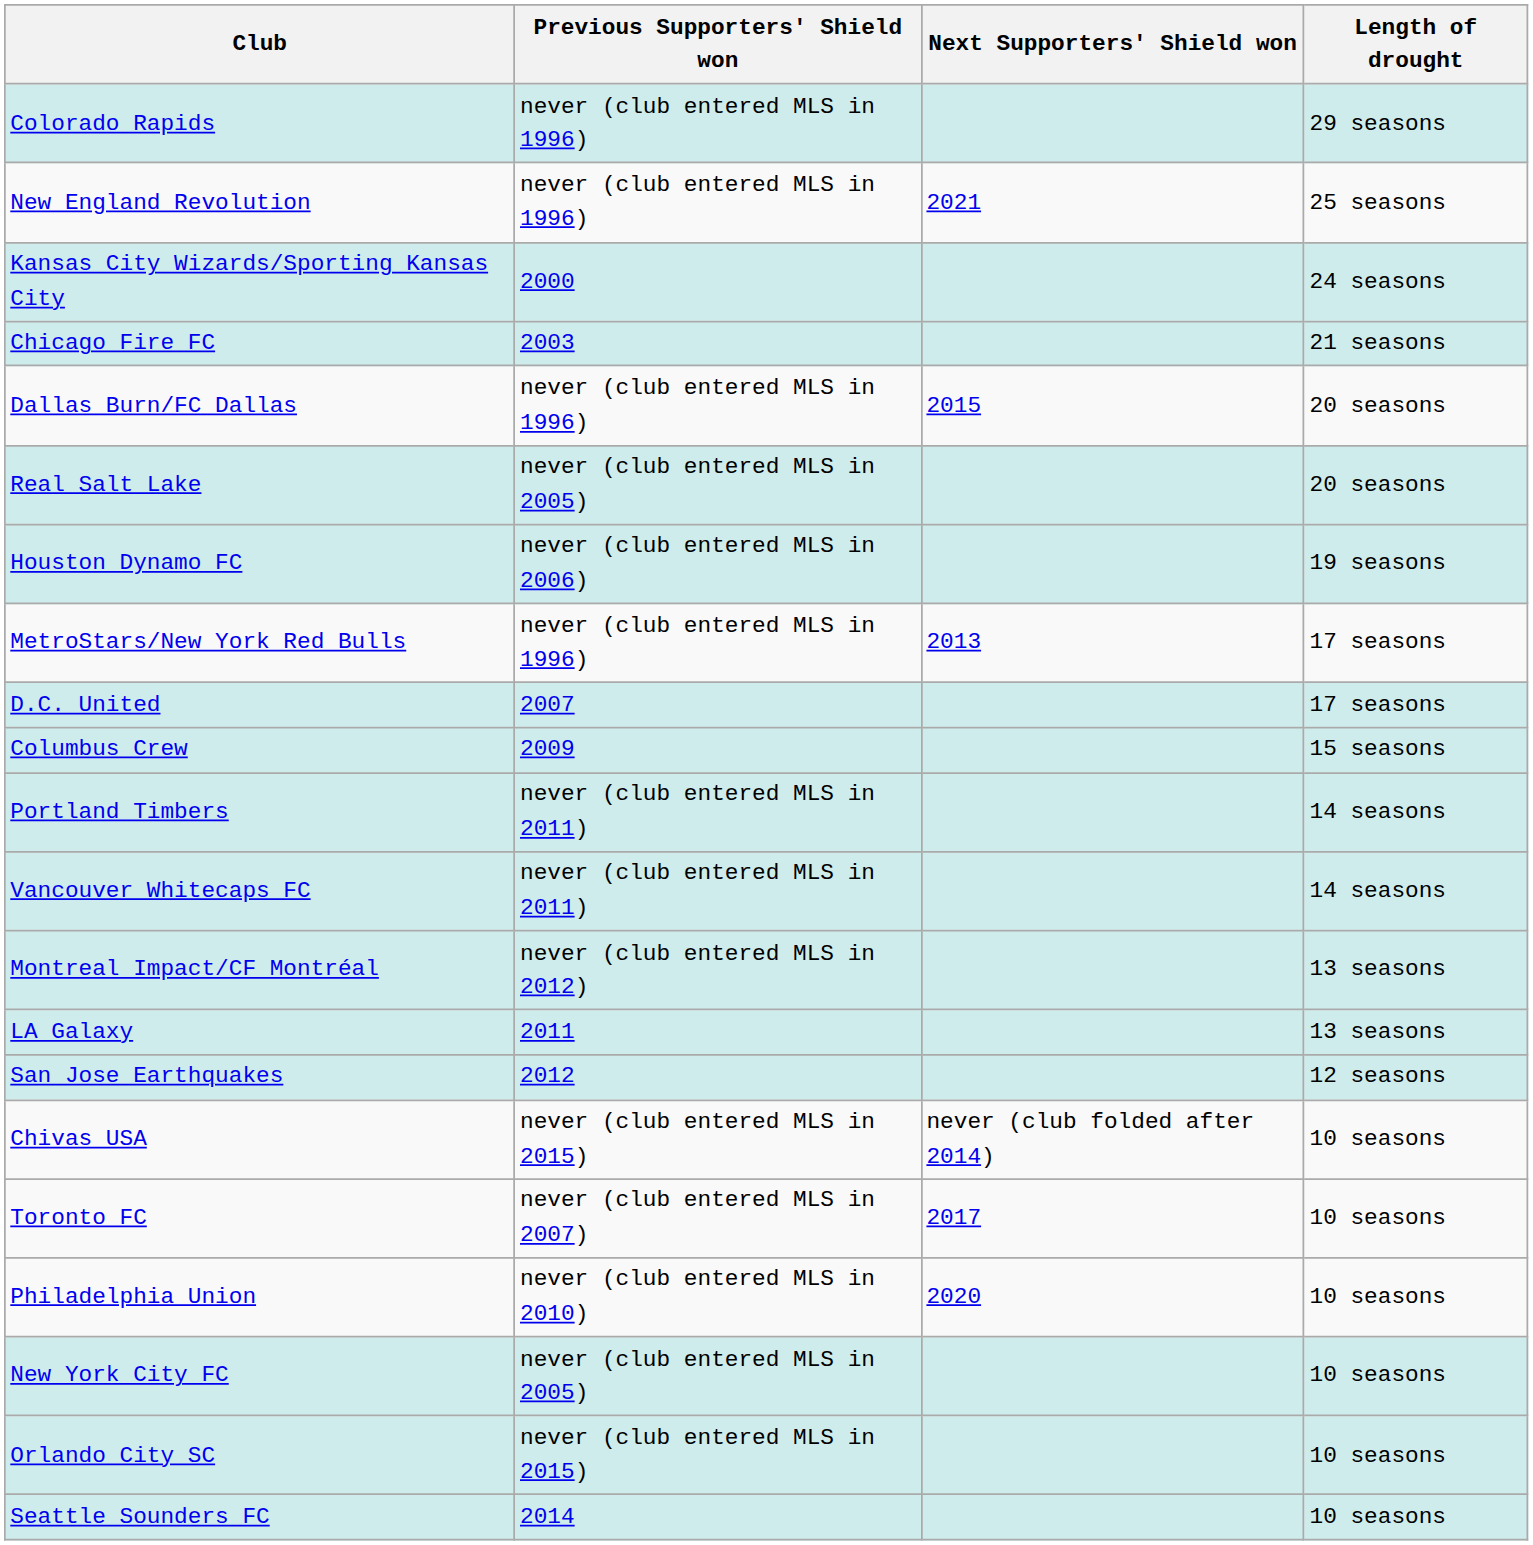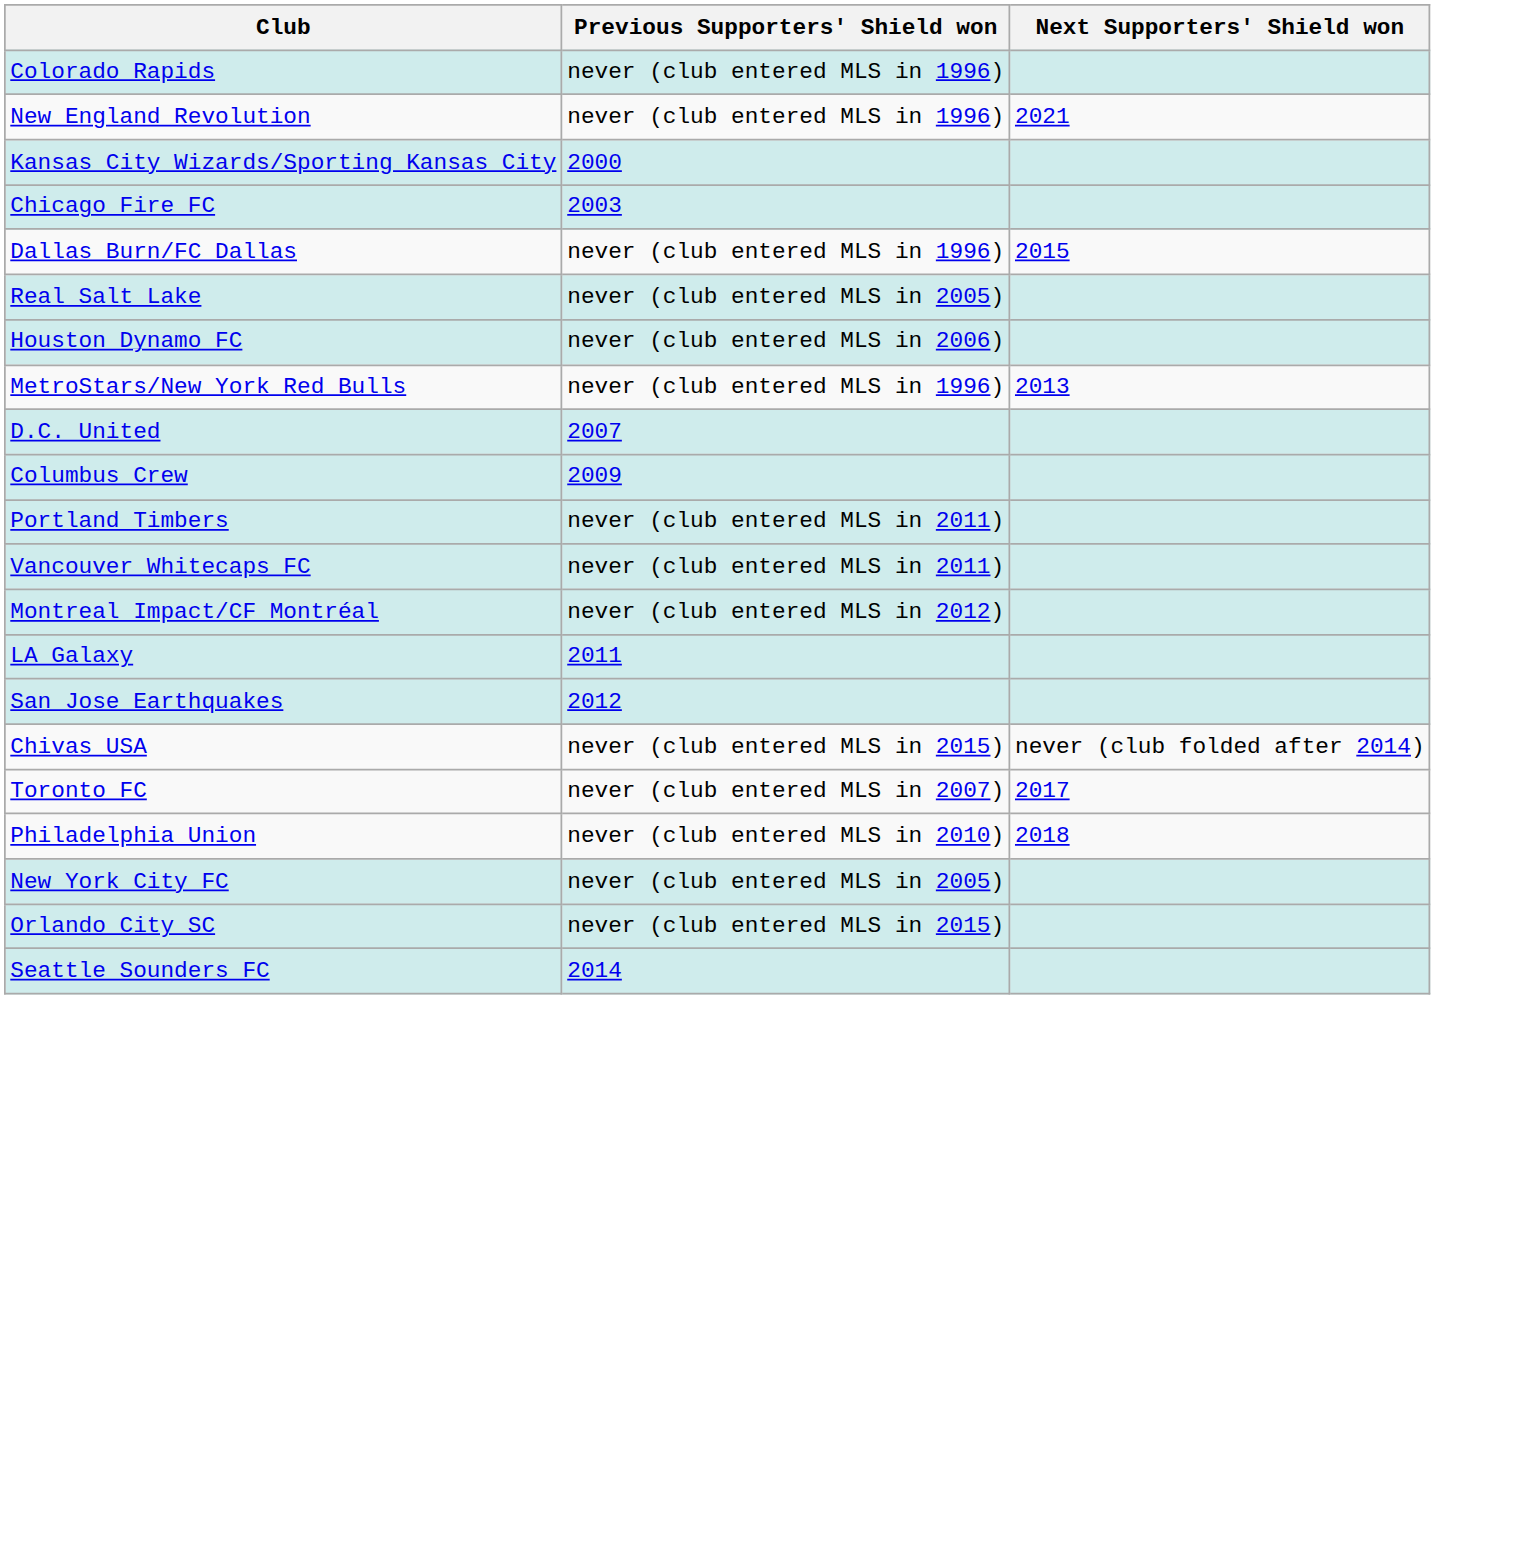- column: (1416, 44)
(954, 1297) 2020 -> (1042, 836) 2018
